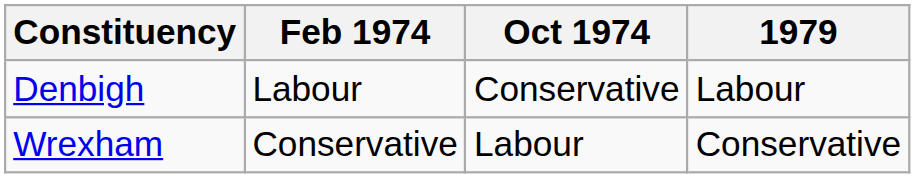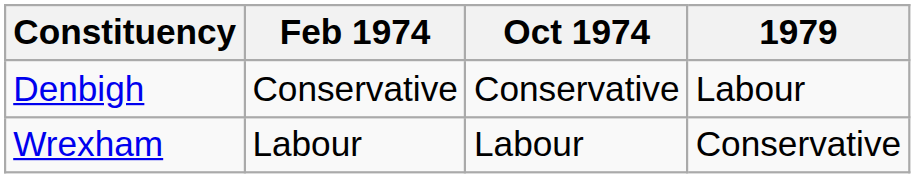(307, 88) Labour -> (355, 88) Conservative
(355, 144) Conservative -> (307, 144) Labour
